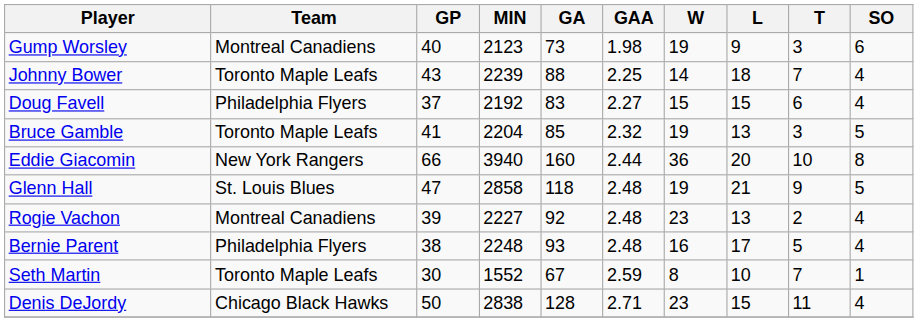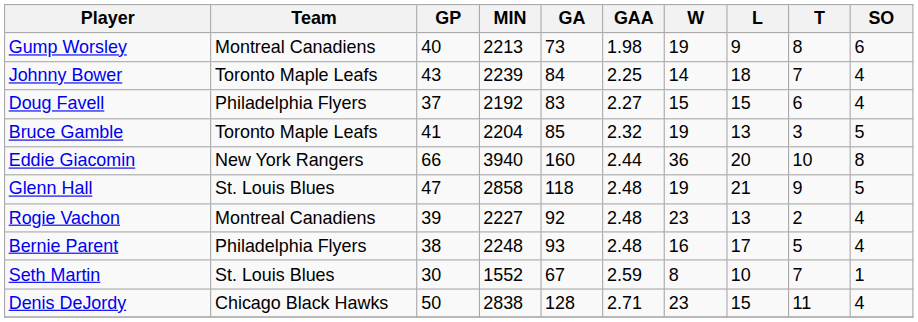(503, 47) 2123 -> (503, 47) 2213
(798, 47) 3 -> (798, 47) 8
(555, 75) 88 -> (555, 75) 84
(296, 274) Toronto Maple Leafs -> (275, 274) St. Louis Blues
